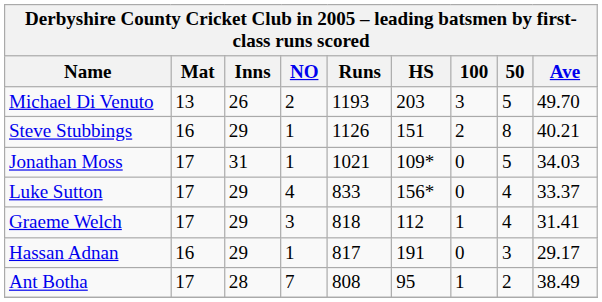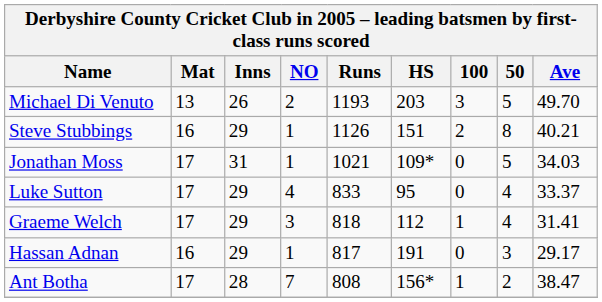(415, 191) 156* -> (406, 191) 95
(406, 282) 95 -> (415, 282) 156*
(558, 282) 38.49 -> (558, 282) 38.47
